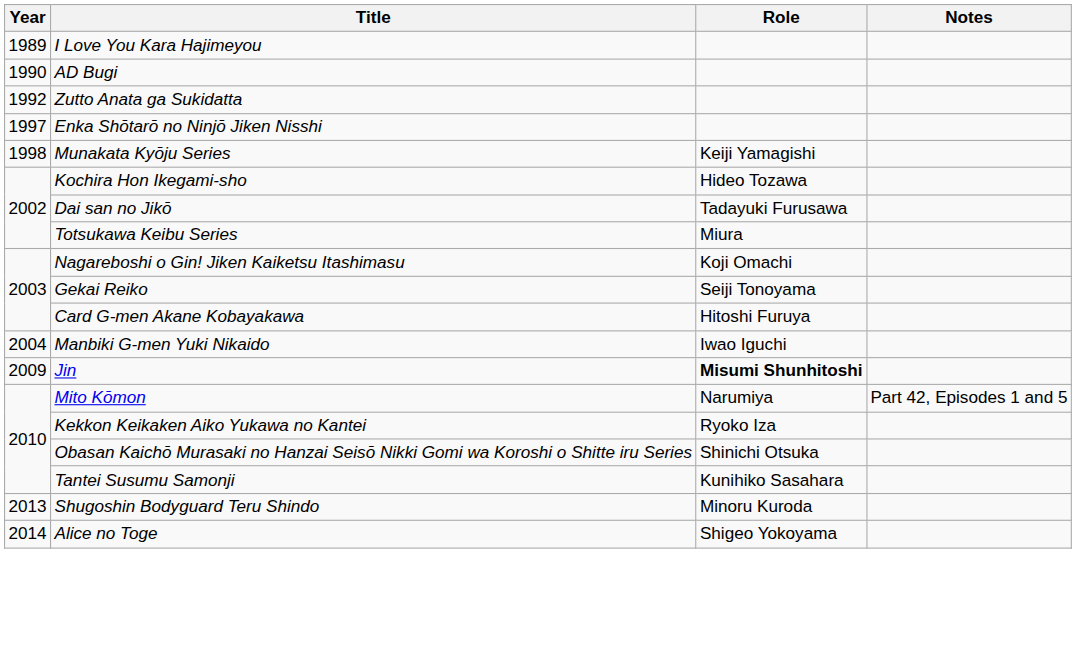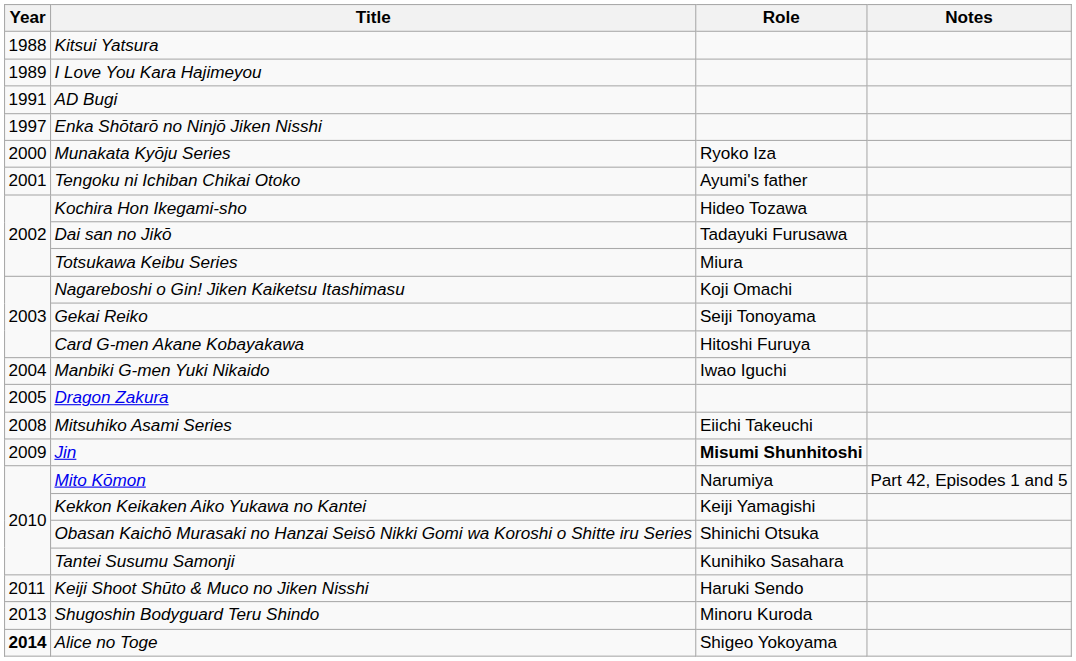+ row: (106, 45)
(28, 72) 1990 -> (28, 99) 1991
- row: (148, 99)
(28, 153) 1998 -> (28, 153) 2000
(758, 153) Keiji Yamagishi -> (738, 153) Ryoko Iza
+ row: (177, 180)
+ row: (112, 398)
+ row: (143, 425)
(738, 425) Ryoko Iza -> (758, 506) Keiji Yamagishi
+ row: (211, 588)
(28, 533) normal -> (28, 642) bold
